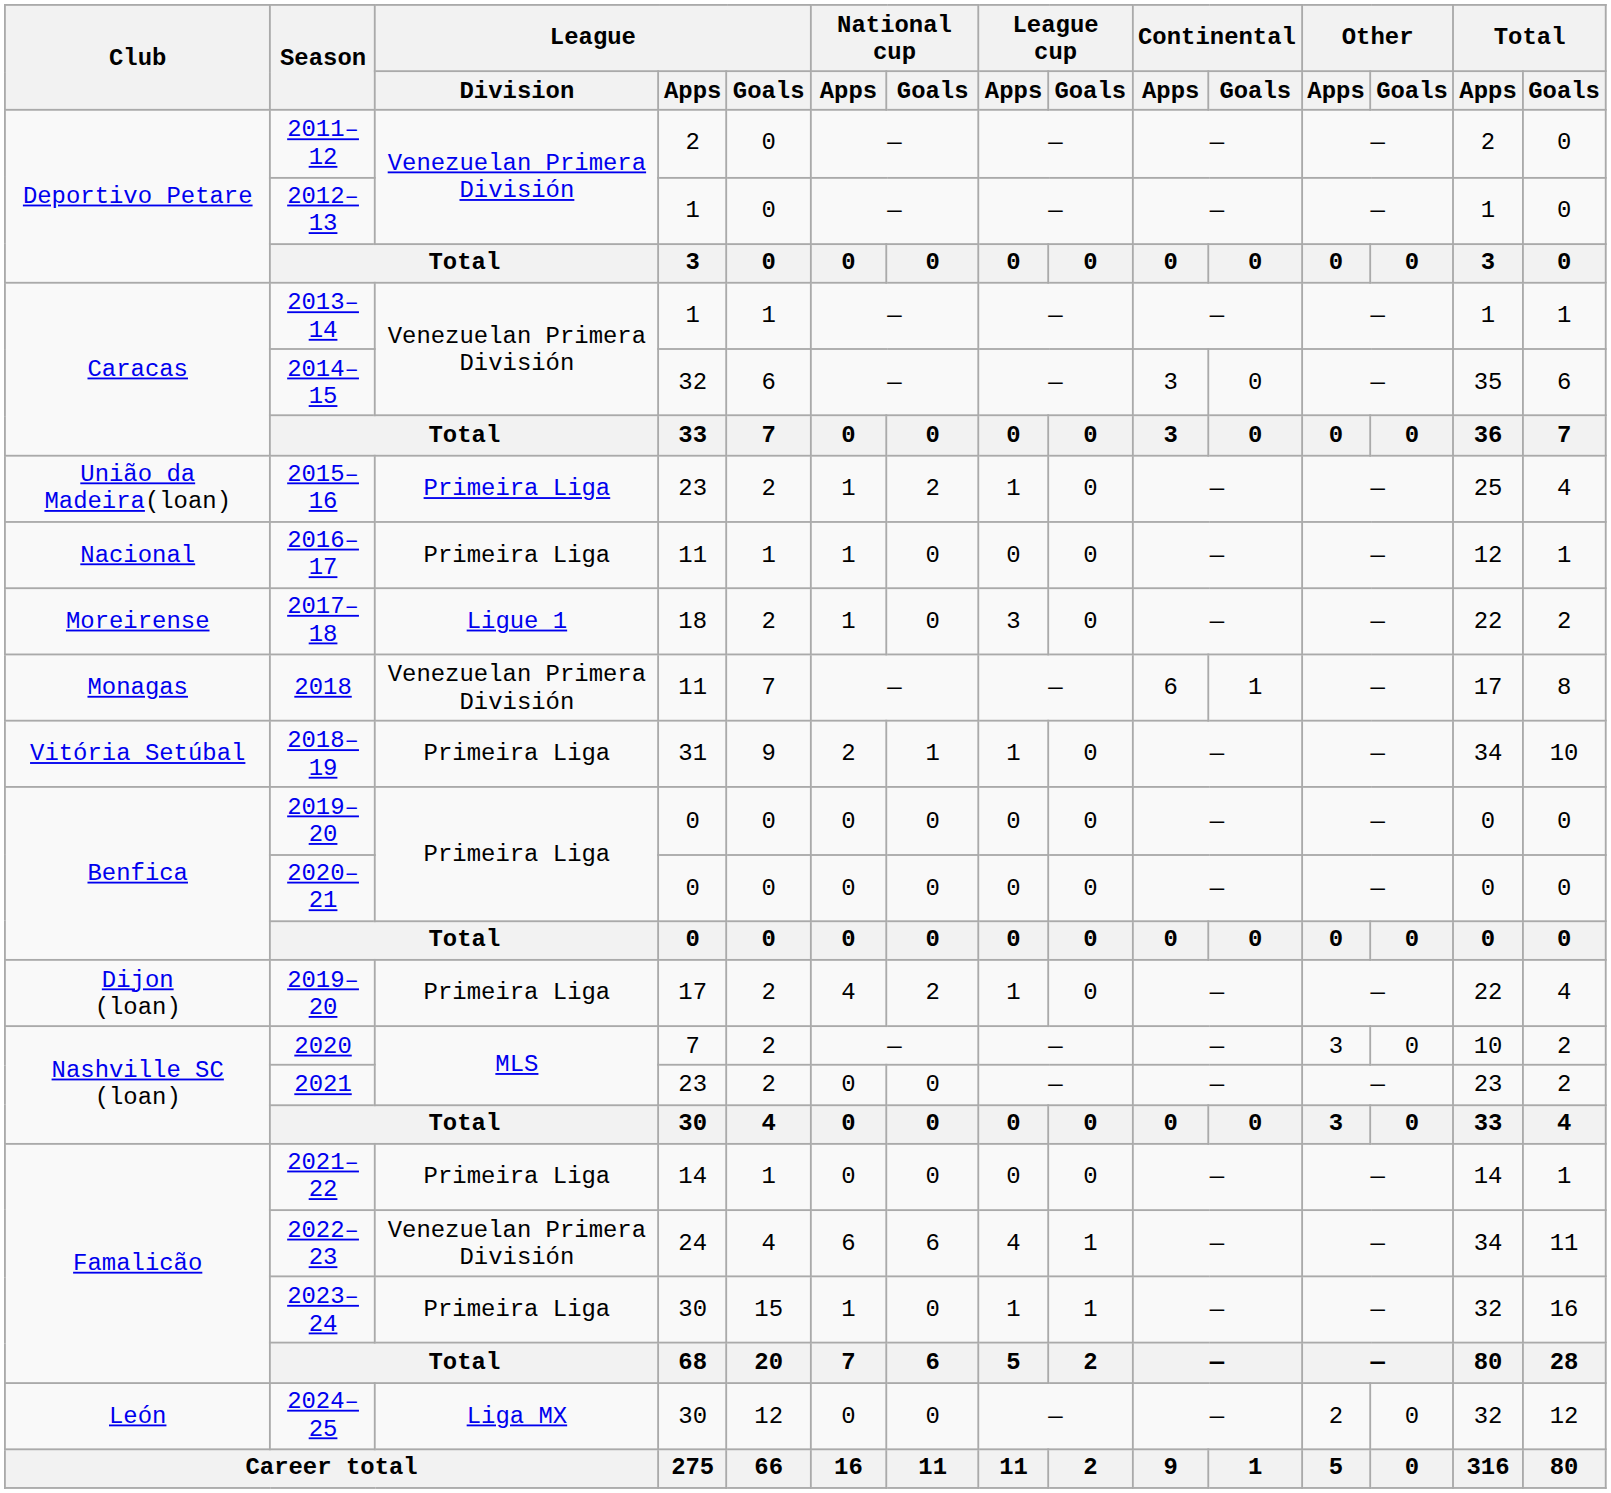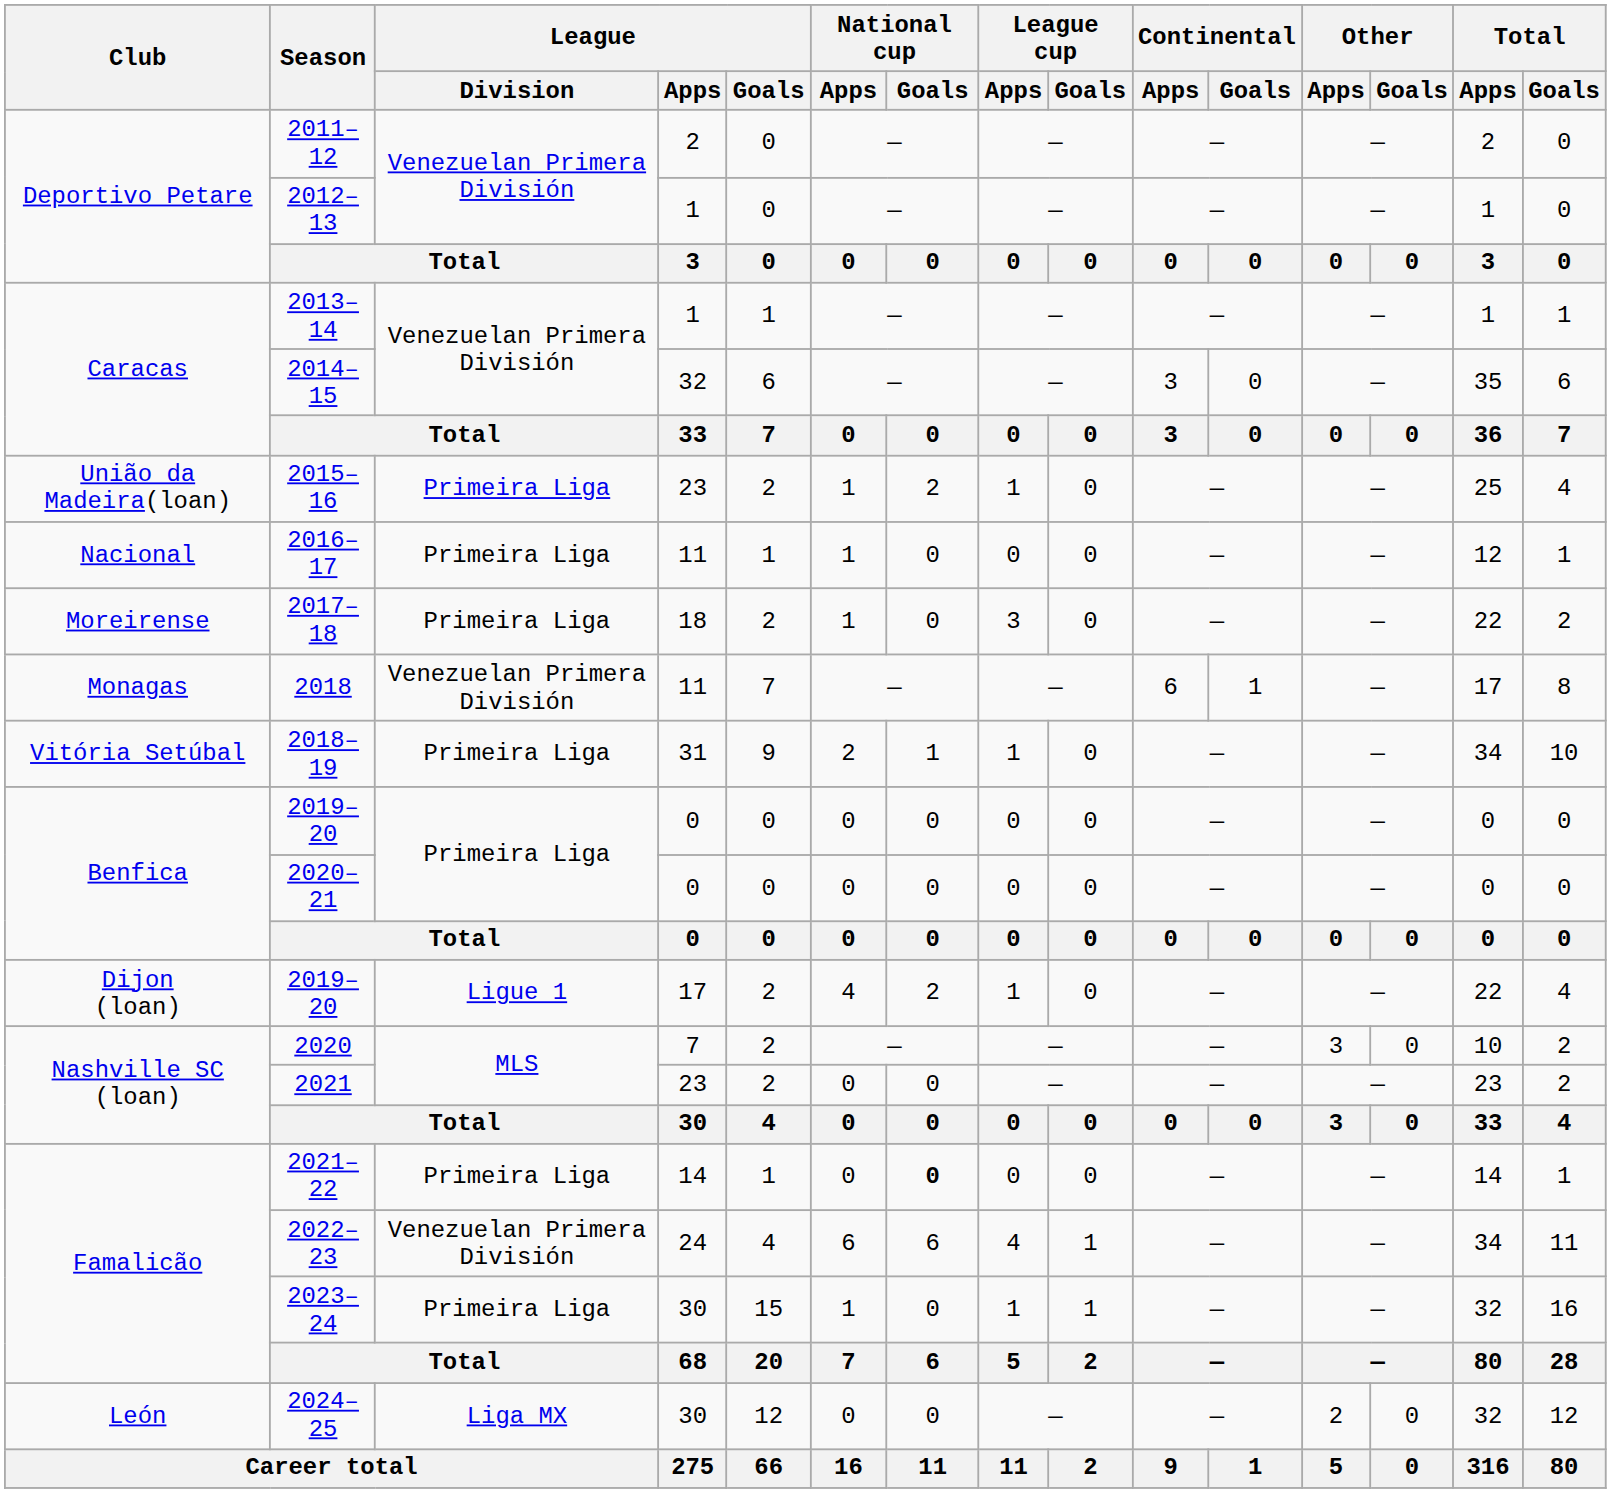(517, 621) Ligue 1 -> (517, 621) Primeira Liga
(517, 993) Primeira Liga -> (517, 993) Ligue 1
(933, 1177) normal -> (933, 1177) bold
